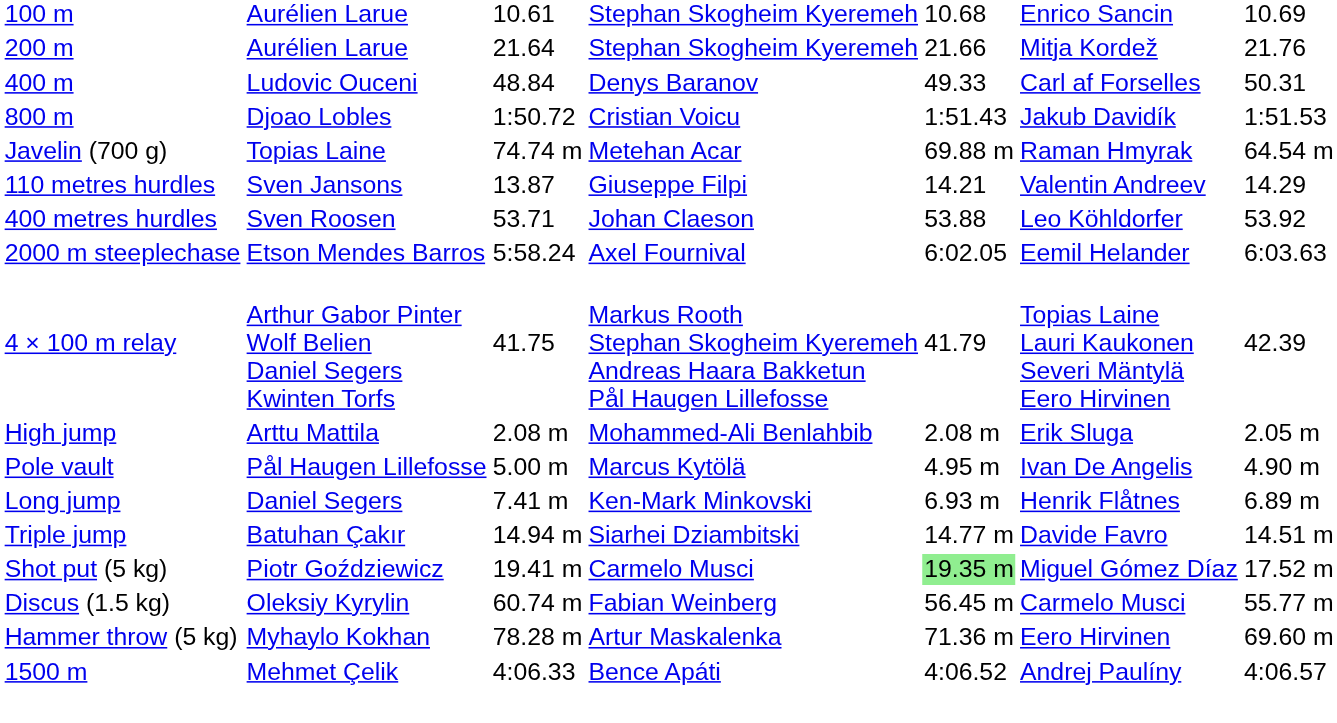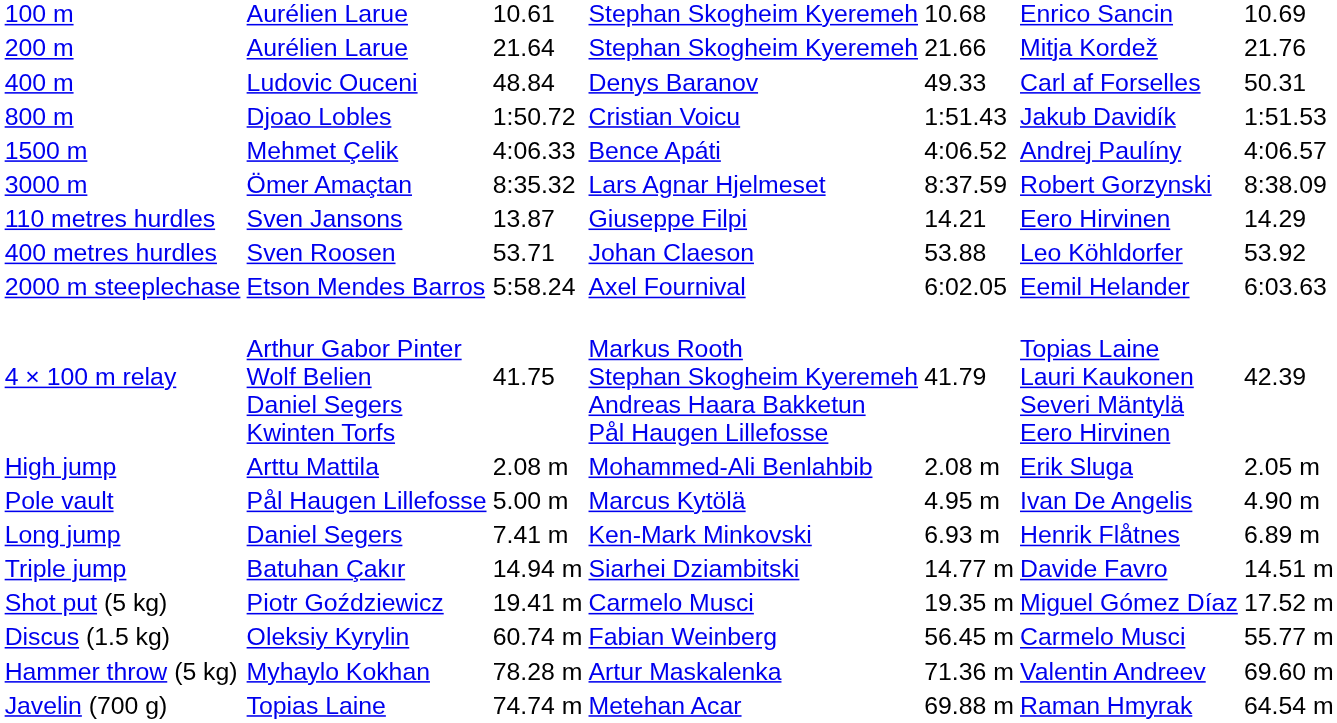rows swapped: (46, 671) <-> (86, 150)
+ row: (46, 184)
(1113, 184) Valentin Andreev -> (1095, 218) Eero Hirvinen
(969, 569) lightgreen background -> (969, 603) no background
(1095, 637) Eero Hirvinen -> (1113, 671) Valentin Andreev
